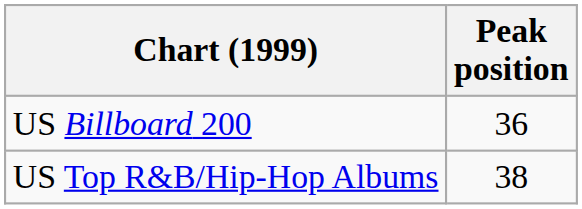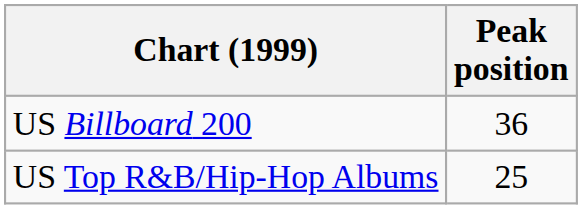(511, 176) 38 -> (511, 176) 25
